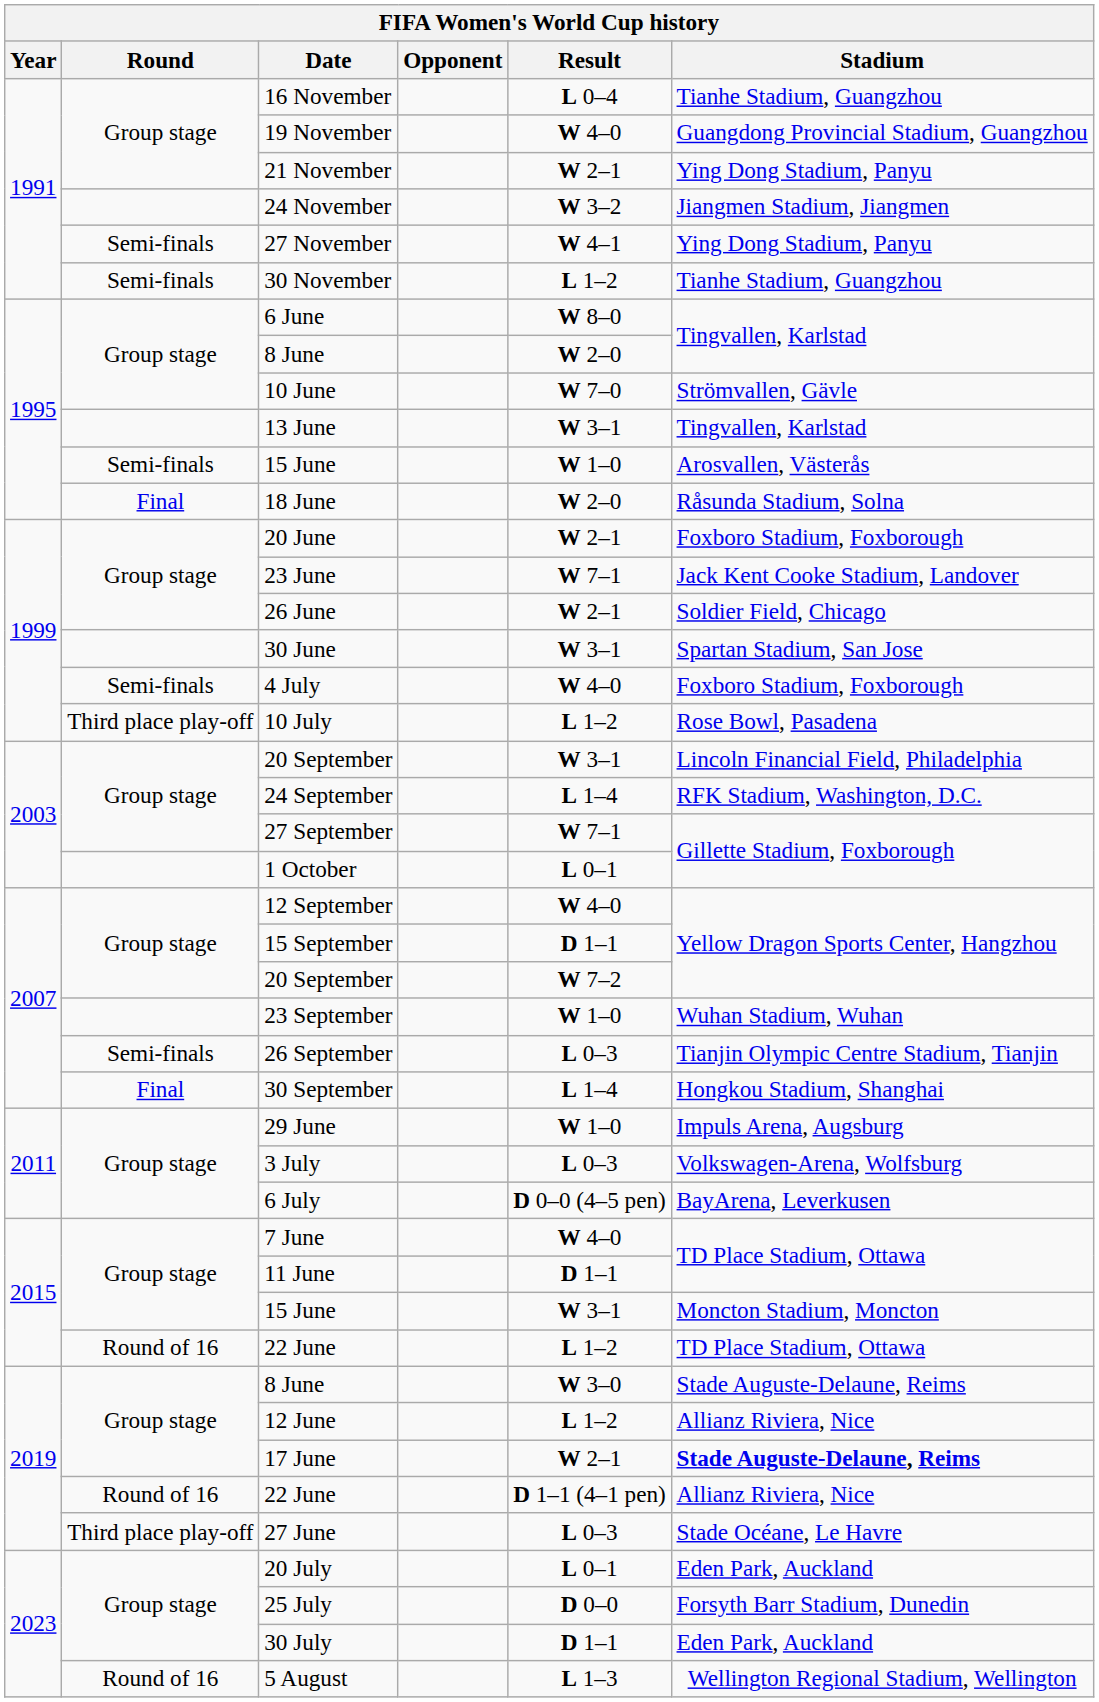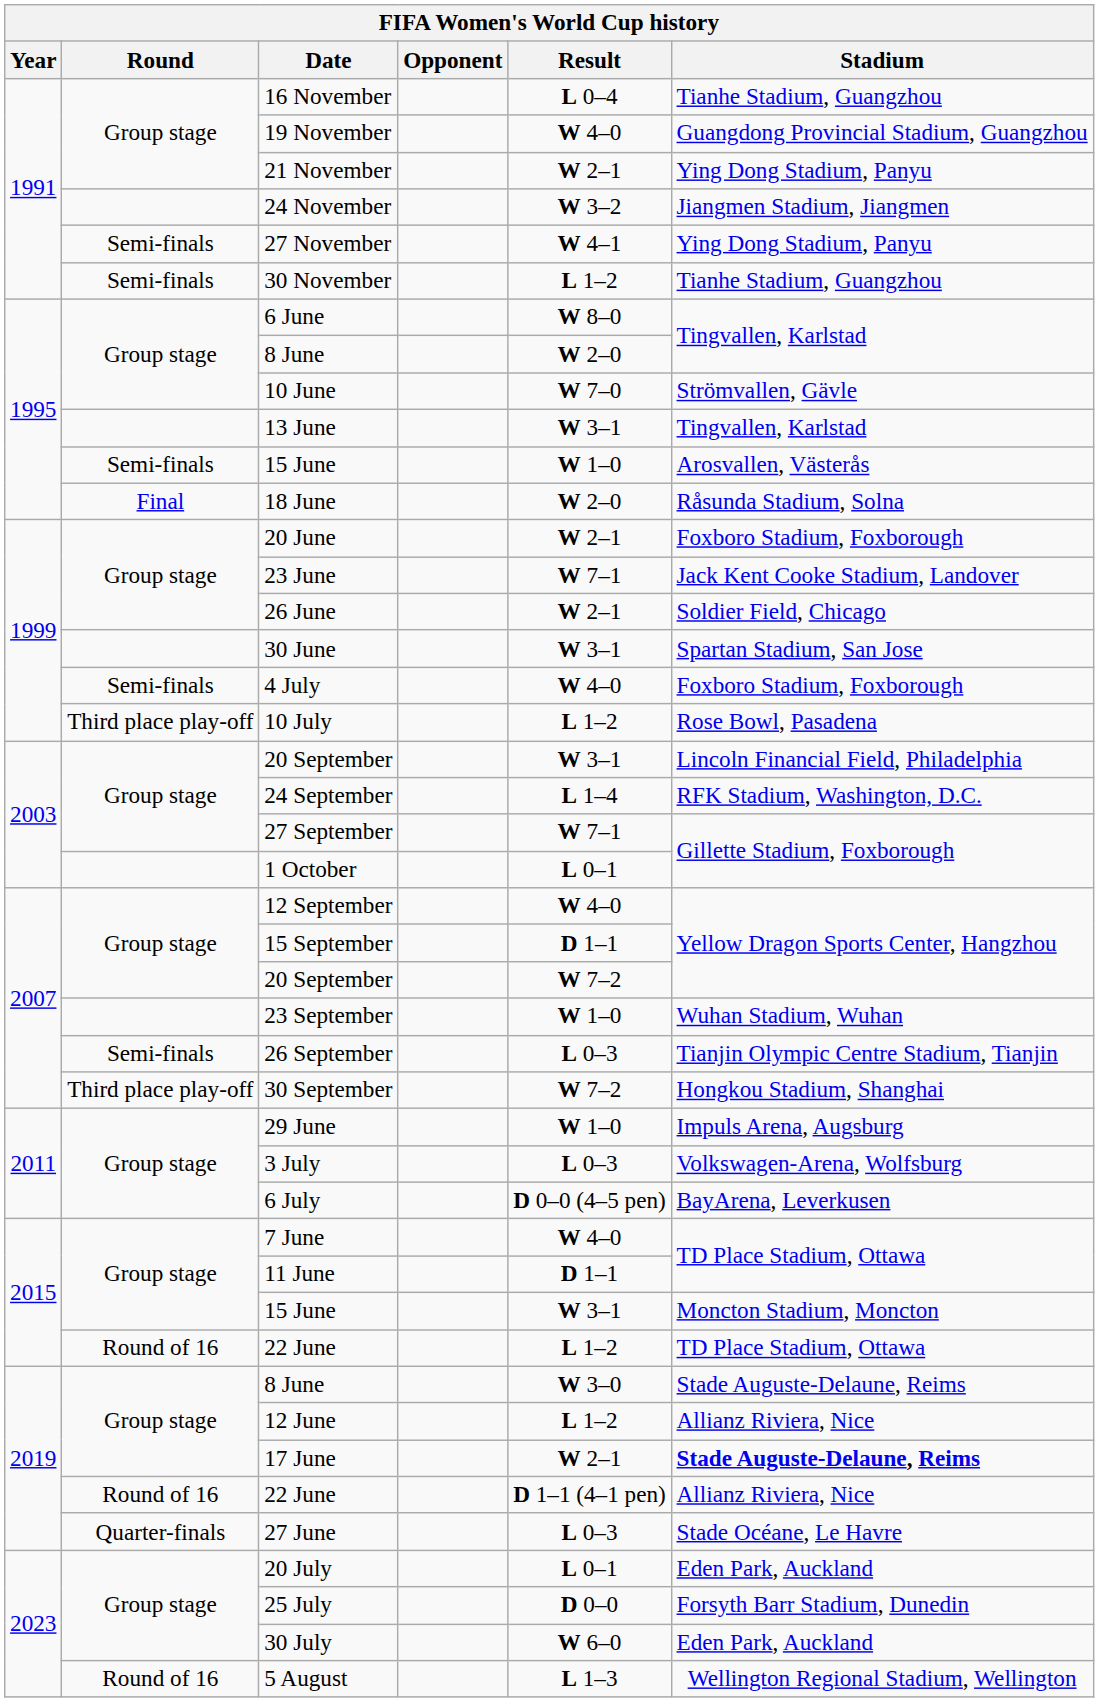(160, 1089) Final -> (160, 1089) Third place play-off
(589, 1089) L 1–4 -> (589, 1089) W 7–2
(160, 1531) Third place play-off -> (160, 1531) Quarter-finals
(589, 1641) D 1–1 -> (589, 1641) W 6–0
